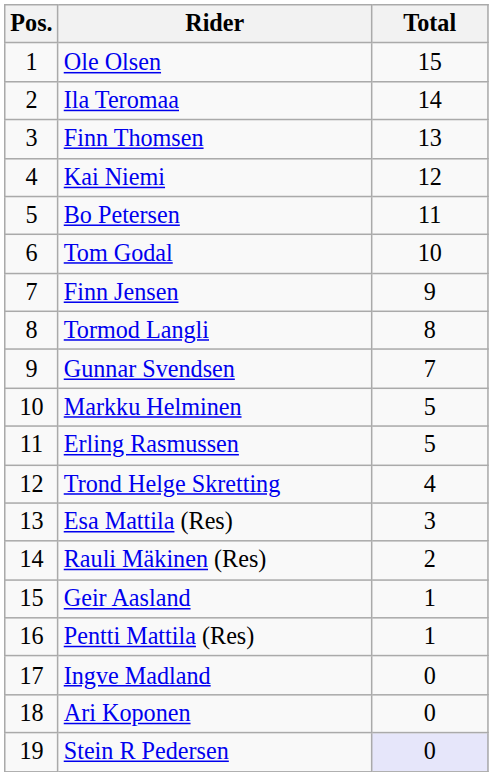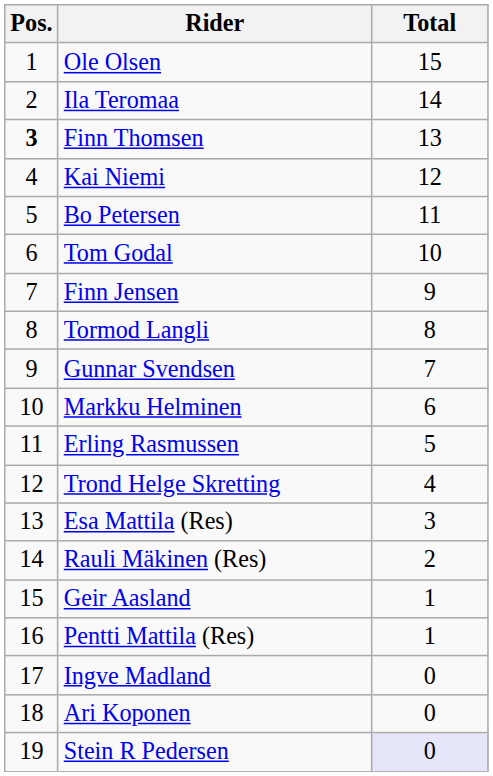(31, 138) normal -> (31, 138) bold
(430, 406) 5 -> (430, 406) 6
